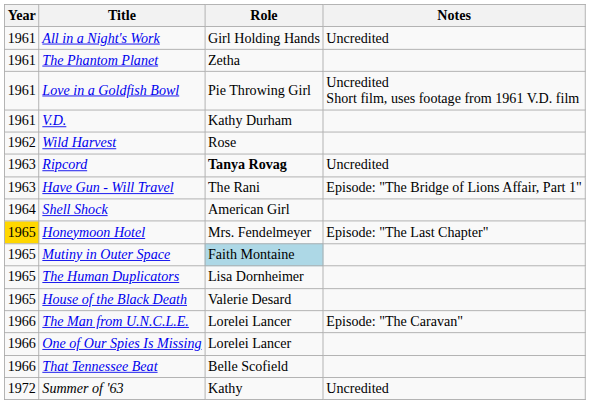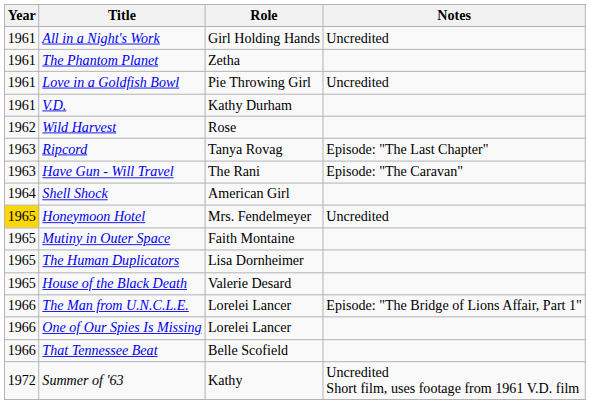(453, 90) Uncredited Short film, uses footage from 1961 V.D. film -> (358, 82) Uncredited
(247, 165) bold -> (245, 149) normal
(358, 165) Uncredited -> (407, 149) Episode: "The Last Chapter"
(454, 187) Episode: "The Bridge of Lions Affair, Part 1" -> (395, 171) Episode: "The Caravan"
(407, 232) Episode: "The Last Chapter" -> (358, 216) Uncredited
(251, 254) lightblue background -> (251, 238) no background
(395, 321) Episode: "The Caravan" -> (454, 305) Episode: "The Bridge of Lions Affair, Part 1"
(358, 388) Uncredited -> (453, 380) Uncredited Short film, uses footage from 1961 V.D. film
